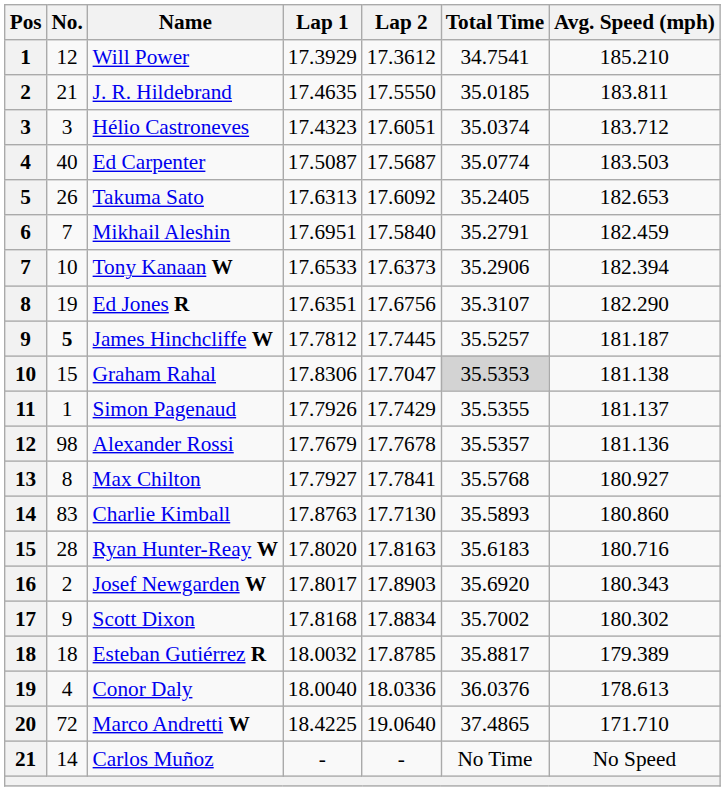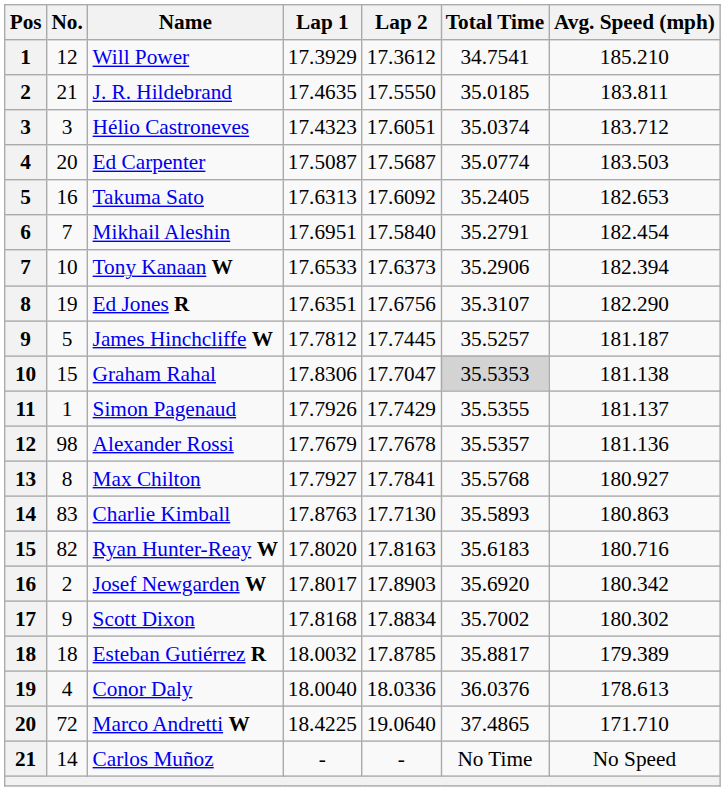(67, 162) 40 -> (67, 162) 20
(67, 197) 26 -> (67, 197) 16
(634, 232) 182.459 -> (634, 232) 182.454
(67, 338) bold -> (67, 338) normal
(634, 513) 180.860 -> (634, 513) 180.863
(67, 548) 28 -> (67, 548) 82
(634, 583) 180.343 -> (634, 583) 180.342
